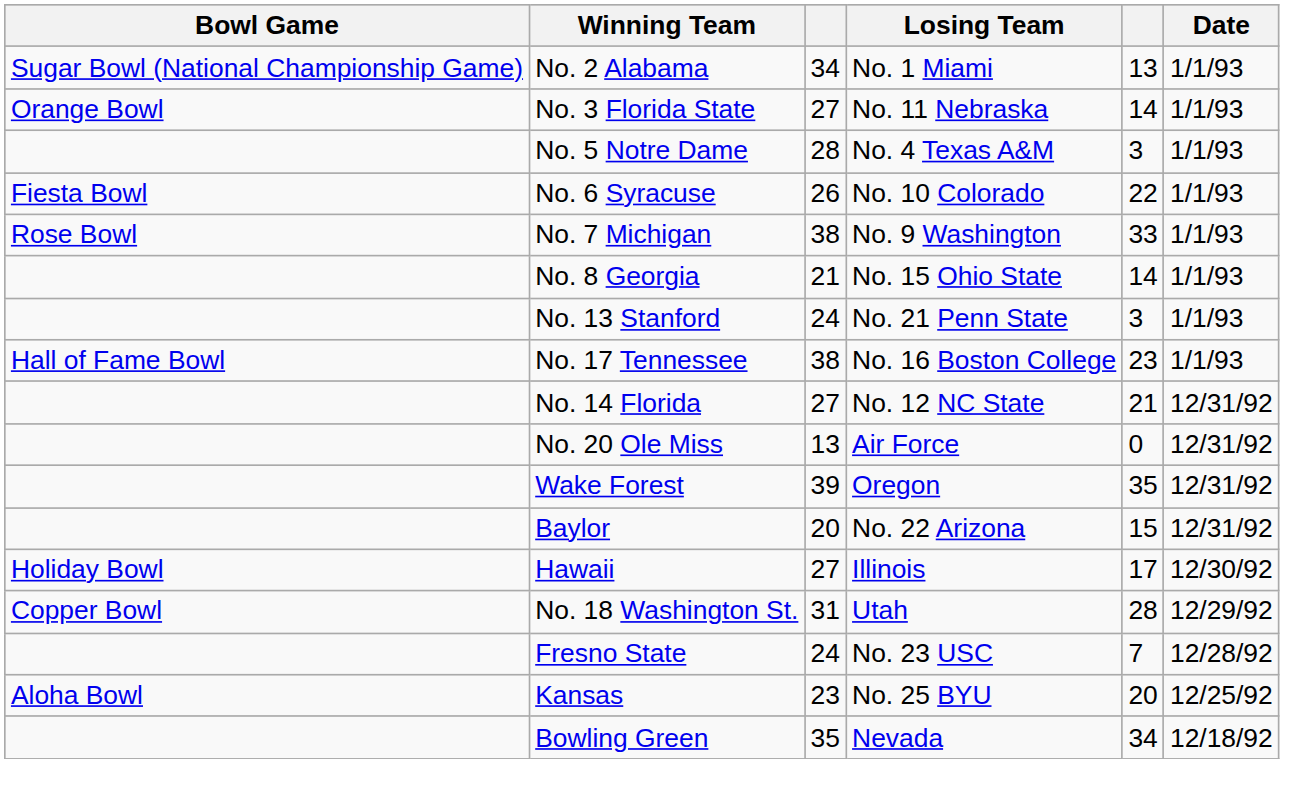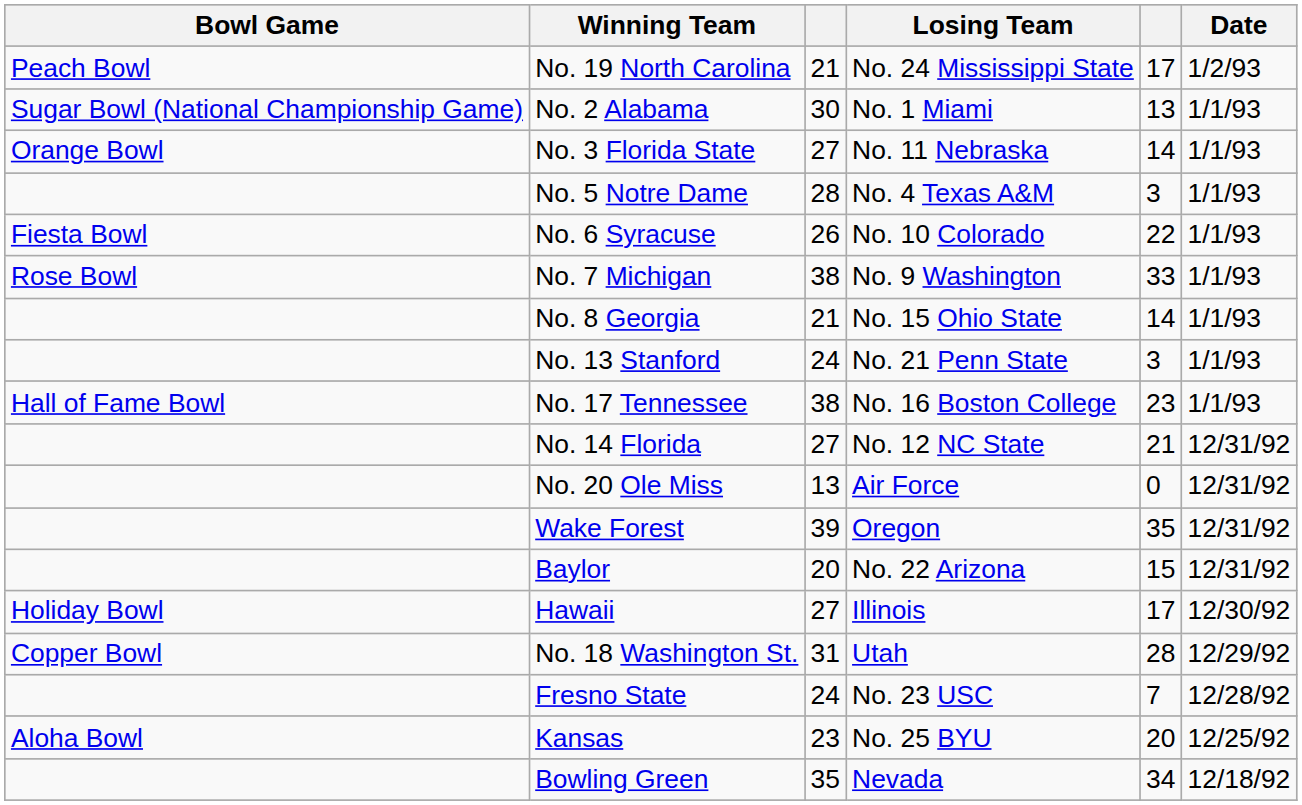+ row: (663, 67)
(825, 67) 34 -> (825, 109) 30
